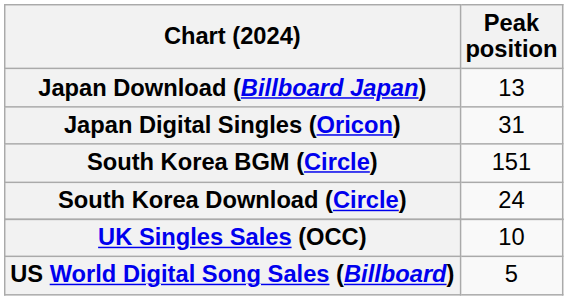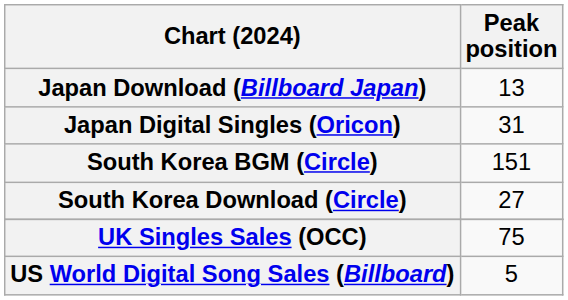(511, 200) 24 -> (511, 200) 27
(511, 237) 10 -> (511, 237) 75
